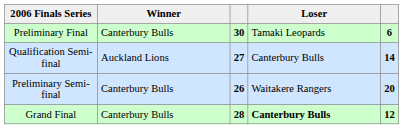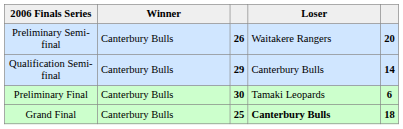rows swapped: (51, 89) <-> (51, 33)
(135, 58) Auckland Lions -> (137, 70) Canterbury Bulls
(239, 58) 27 -> (239, 70) 29
(239, 114) 28 -> (239, 114) 25
(389, 114) 12 -> (389, 114) 18
